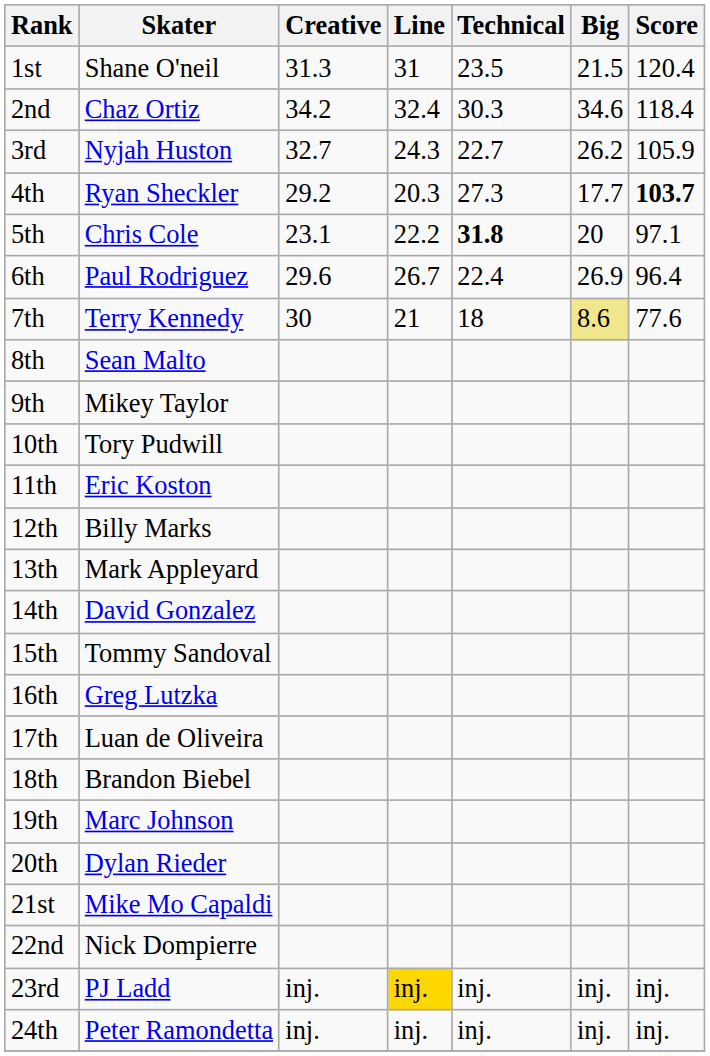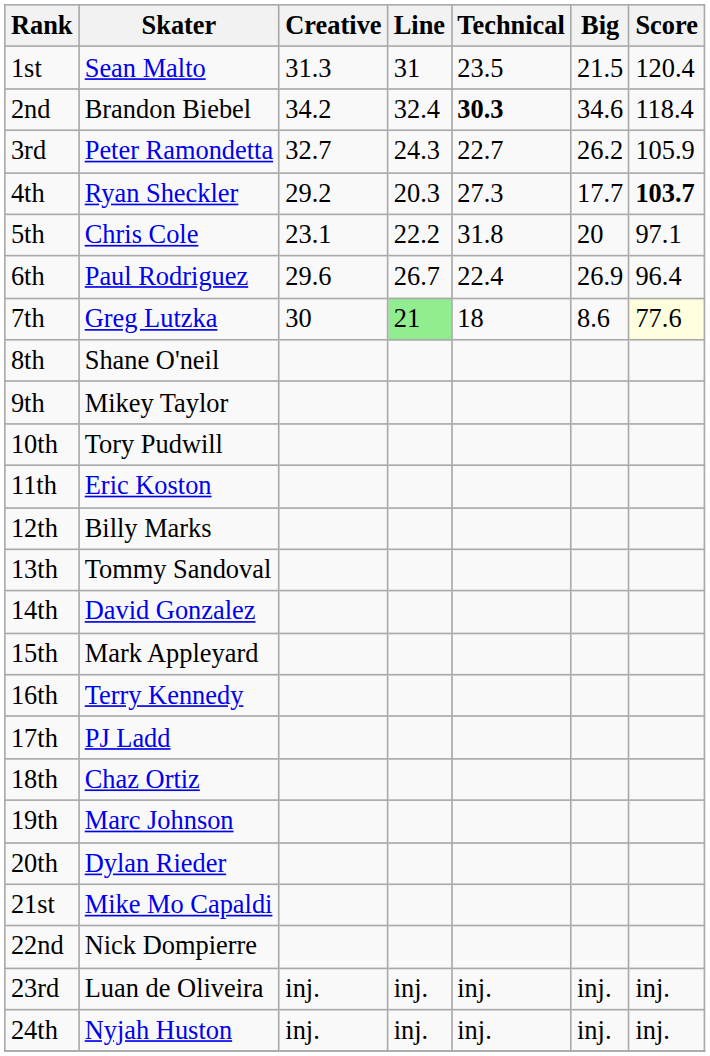(152, 67) Shane O'neil -> (145, 67) Sean Malto
(142, 109) Chaz Ortiz -> (168, 109) Brandon Biebel
(480, 109) normal -> (480, 109) bold
(158, 151) Nyjah Huston -> (179, 151) Peter Ramondetta
(480, 234) bold -> (480, 234) normal
(164, 318) Terry Kennedy -> (151, 318) Greg Lutzka
(407, 318) no background -> (407, 318) lightgreen background
(594, 318) khaki background -> (594, 318) no background
(658, 318) no background -> (658, 318) lightyellow background
(145, 360) Sean Malto -> (152, 360) Shane O'neil
(172, 569) Mark Appleyard -> (178, 569) Tommy Sandoval
(178, 653) Tommy Sandoval -> (172, 653) Mark Appleyard
(151, 695) Greg Lutzka -> (164, 695) Terry Kennedy
(174, 737) Luan de Oliveira -> (128, 737) PJ Ladd
(168, 779) Brandon Biebel -> (142, 779) Chaz Ortiz
(128, 988) PJ Ladd -> (174, 988) Luan de Oliveira
(411, 988) gold background -> (411, 988) no background
(179, 1030) Peter Ramondetta -> (158, 1030) Nyjah Huston
